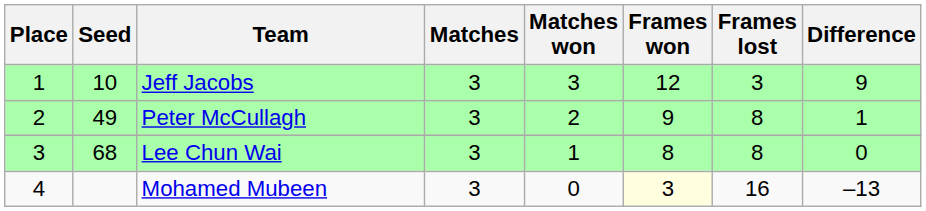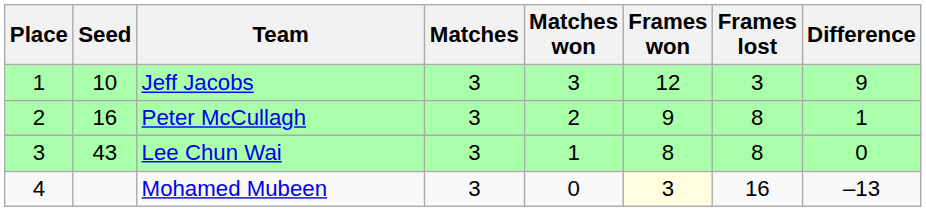(105, 117) 49 -> (105, 117) 16
(105, 152) 68 -> (105, 152) 43
